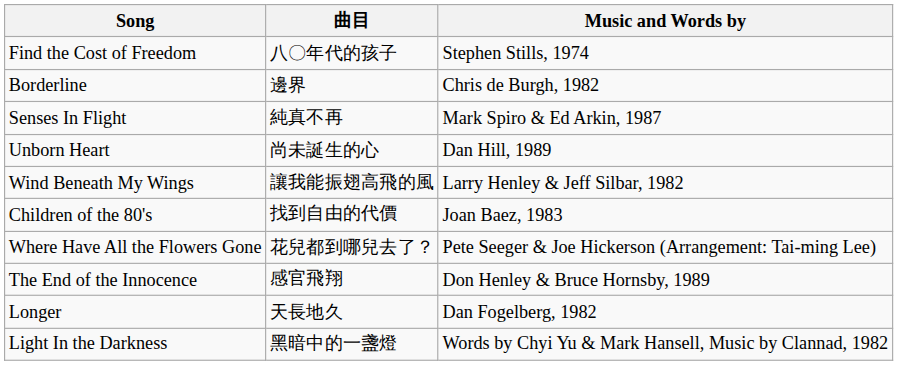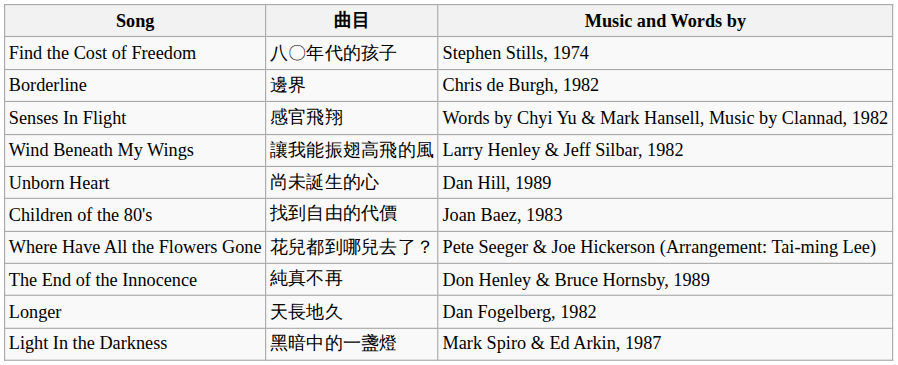(306, 117) 純真不再 -> (306, 117) 感官飛翔
(552, 117) Mark Spiro & Ed Arkin, 1987 -> (665, 117) Words by Chyi Yu & Mark Hansell, Music by Clannad, 1982
rows swapped: (59, 150) <-> (101, 182)
(306, 278) 感官飛翔 -> (306, 278) 純真不再
(665, 344) Words by Chyi Yu & Mark Hansell, Music by Clannad, 1982 -> (552, 344) Mark Spiro & Ed Arkin, 1987
